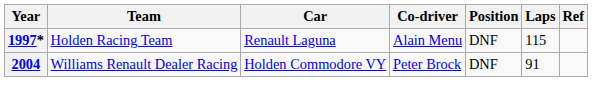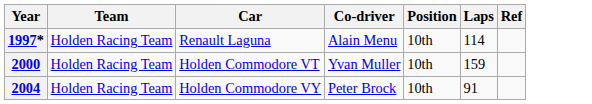(483, 40) DNF -> (420, 40) 10th
(536, 40) 115 -> (474, 40) 114
+ row: (26, 64)
(144, 64) Williams Renault Dealer Racing -> (112, 88) Holden Racing Team
(483, 64) DNF -> (420, 88) 10th
